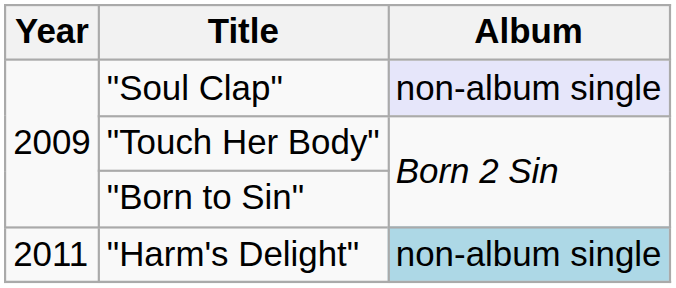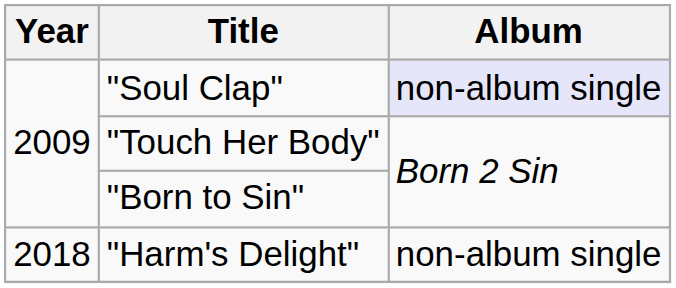(51, 253) 2011 -> (52, 253) 2018
(529, 253) lightblue background -> (529, 253) no background
